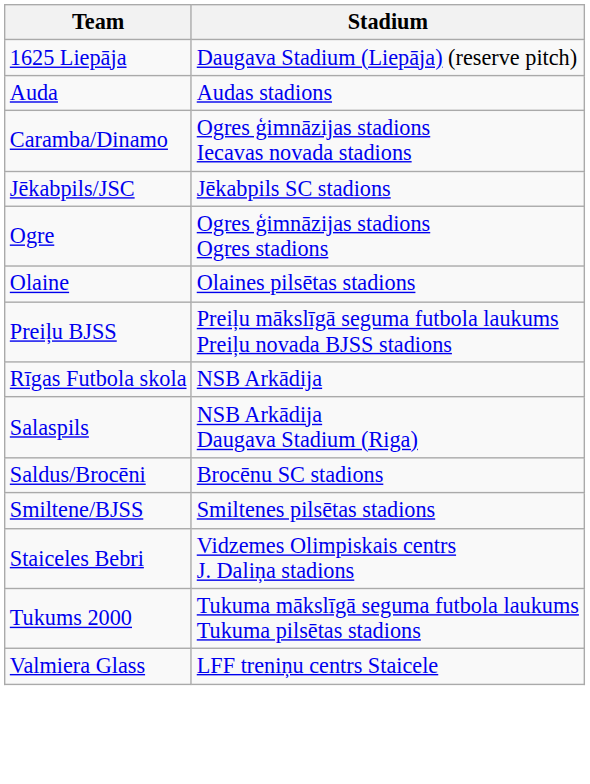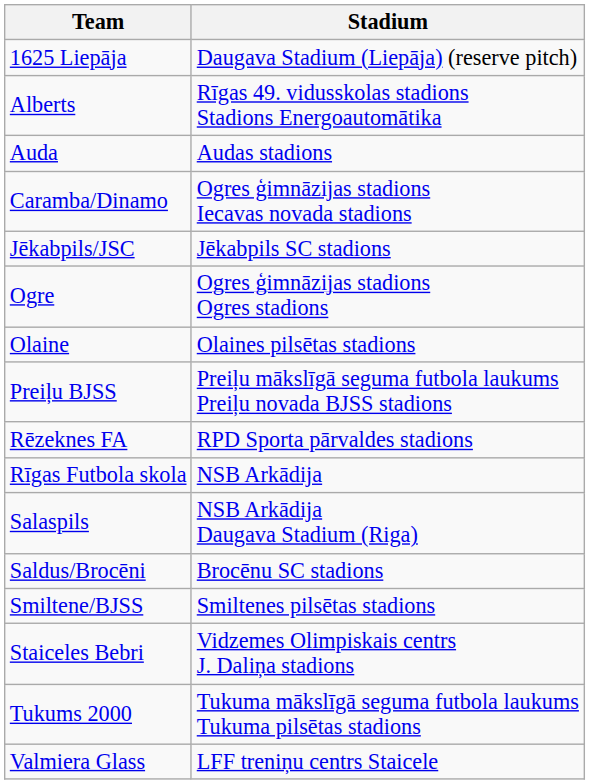+ row: (43, 105)
+ row: (69, 439)
